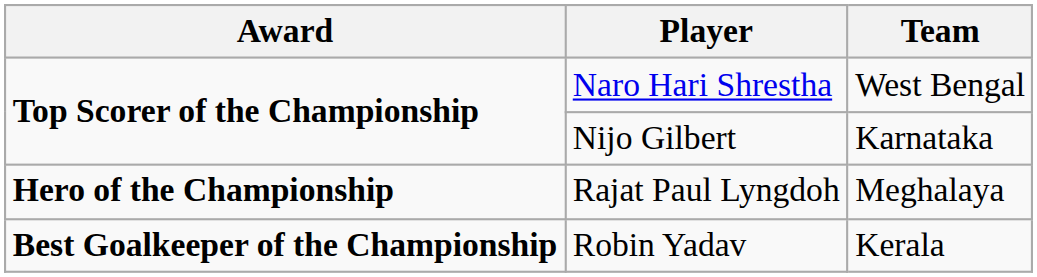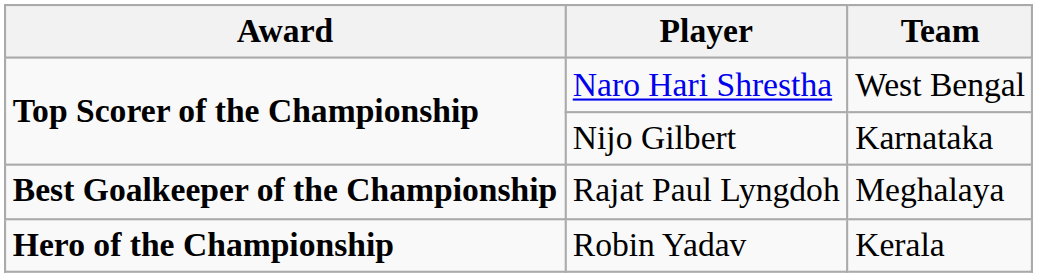(203, 191) Hero of the Championship -> (285, 191) Best Goalkeeper of the Championship
(285, 244) Best Goalkeeper of the Championship -> (203, 244) Hero of the Championship
